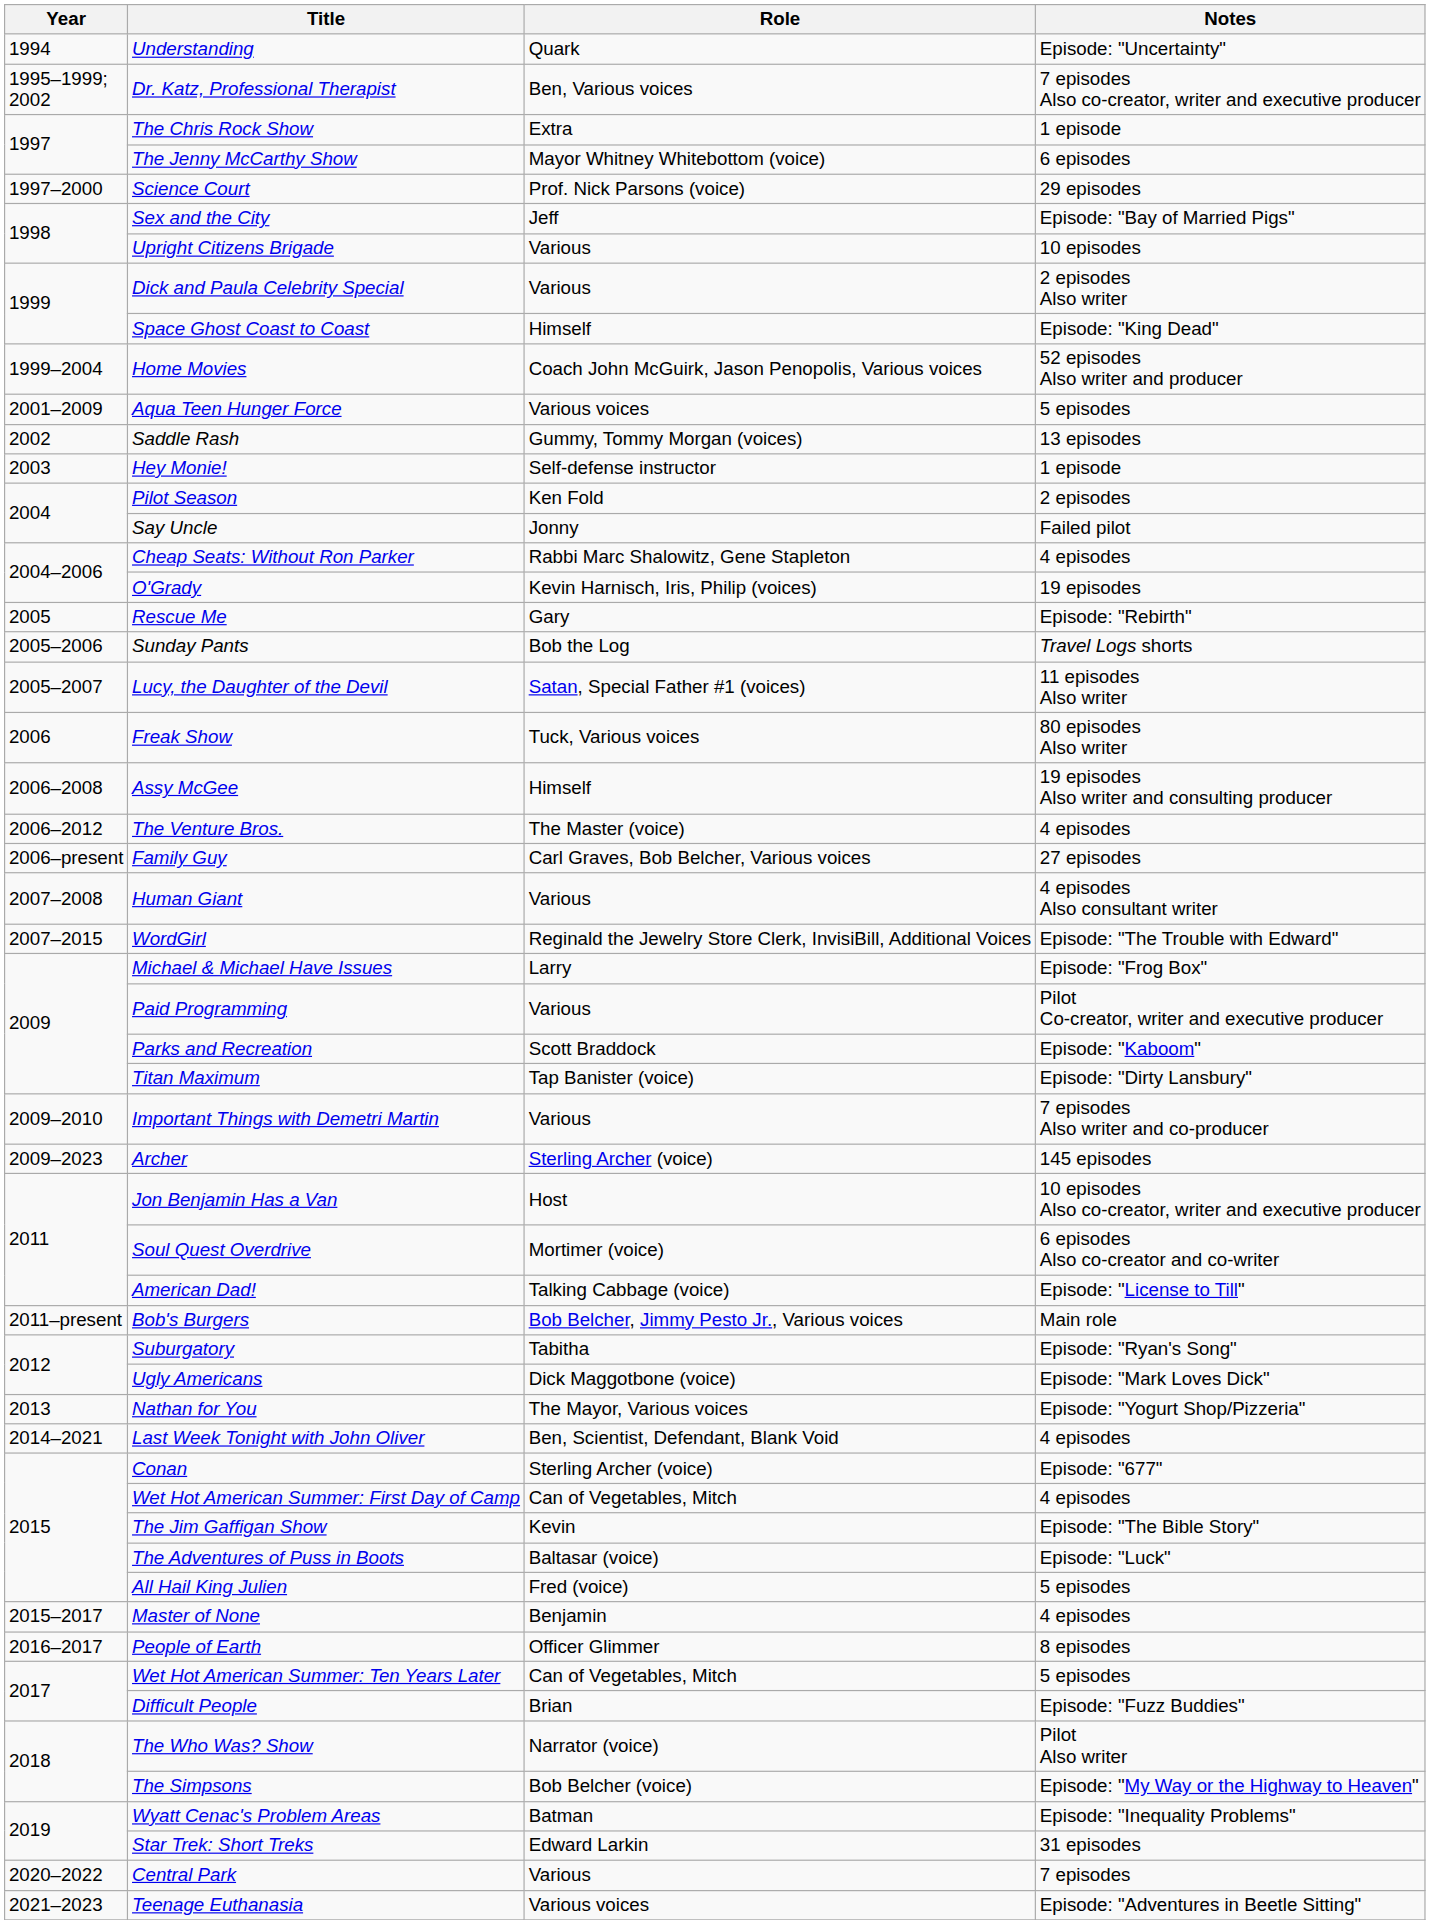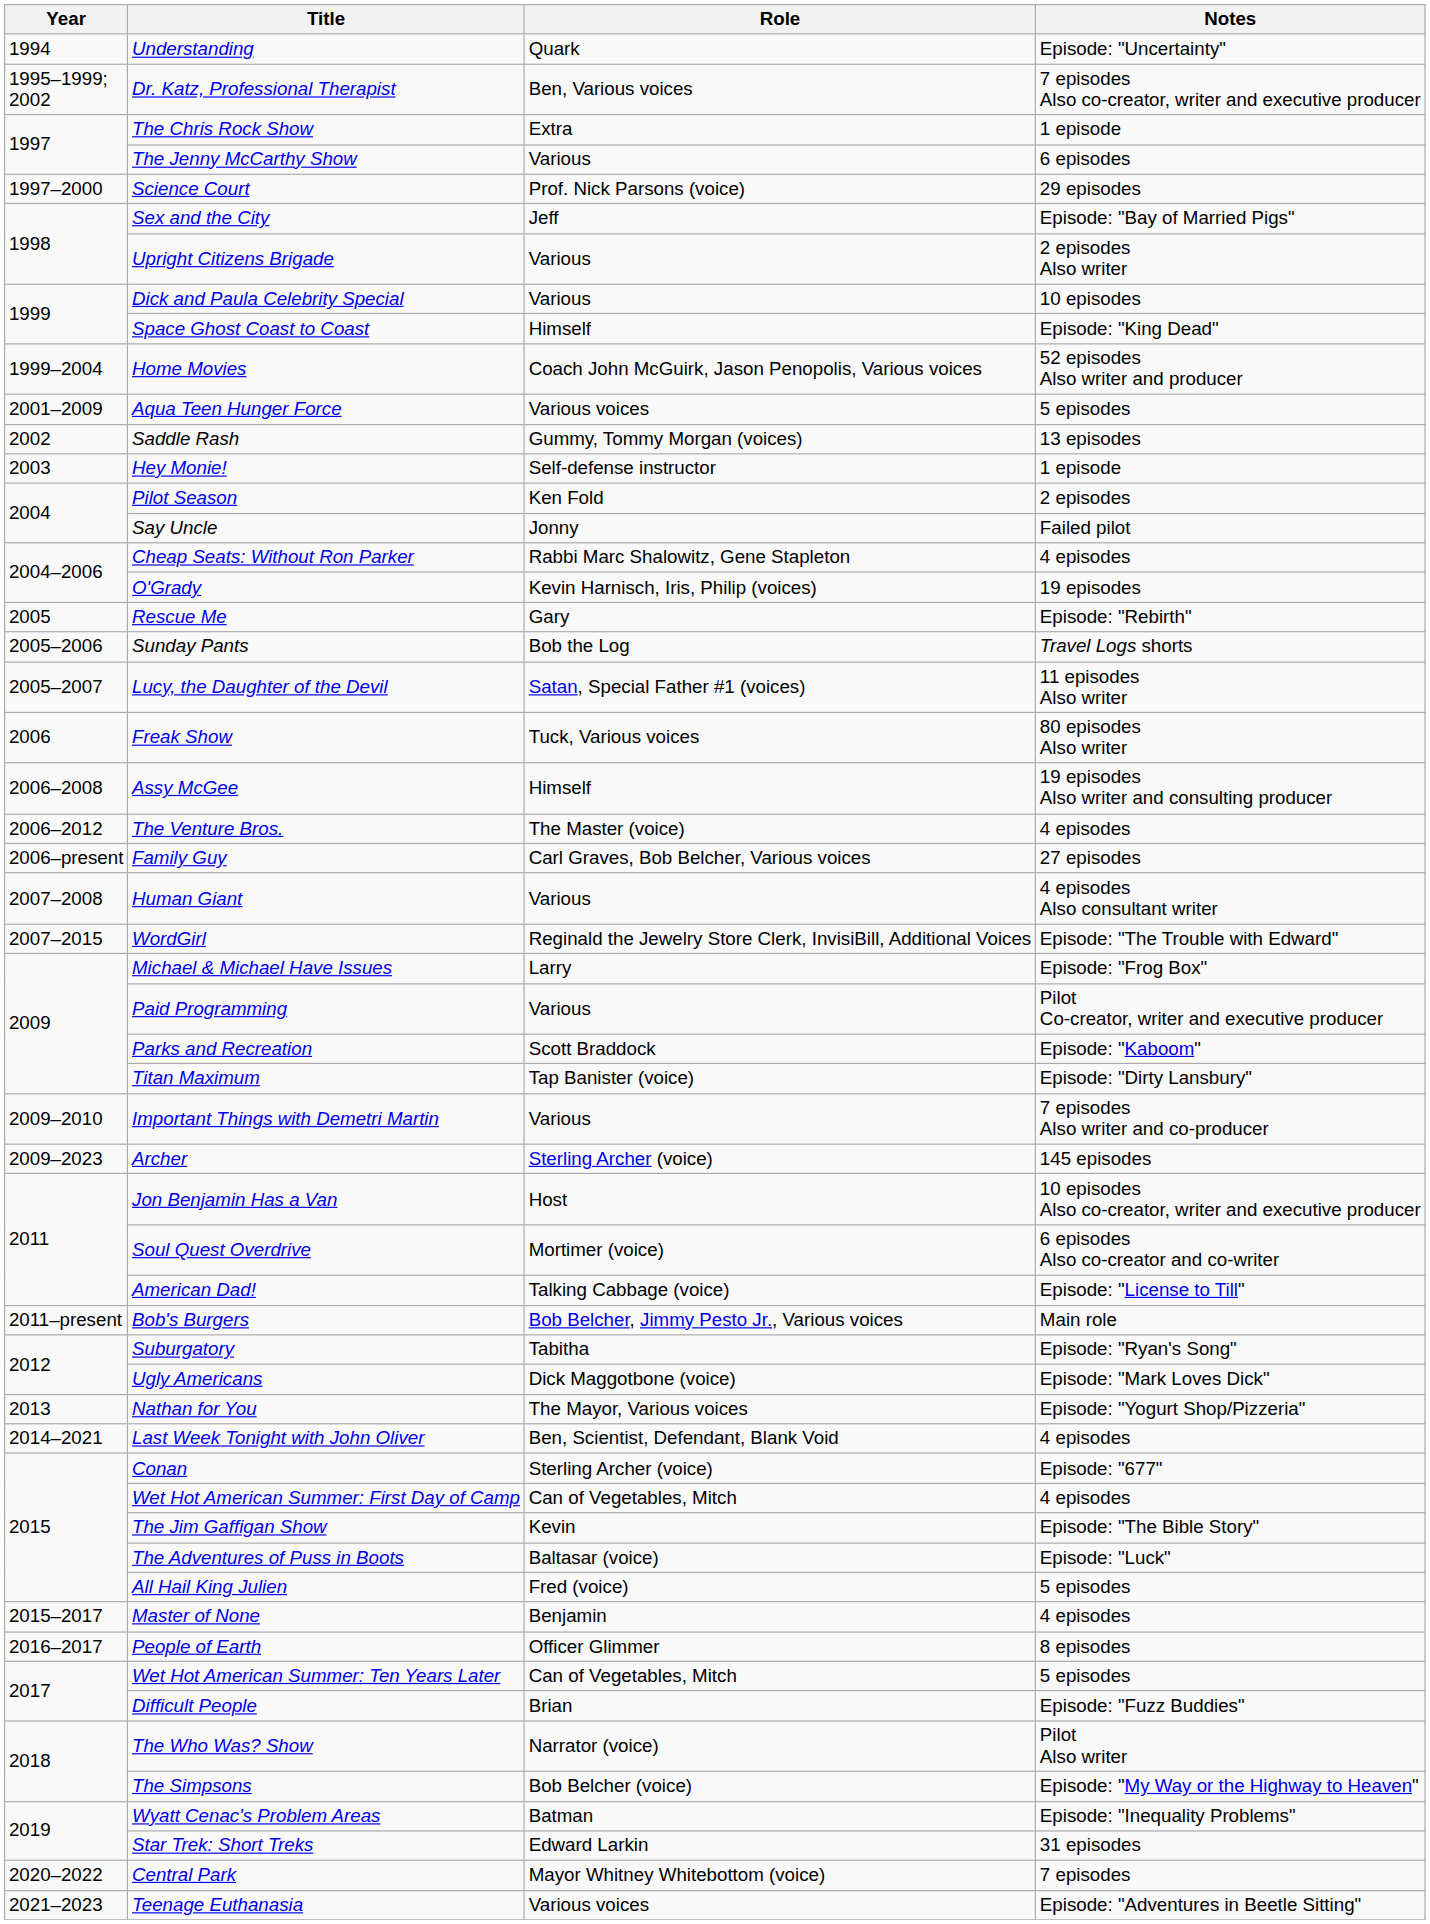(677, 159) Mayor Whitney Whitebottom (voice) -> (560, 159) Various
(1090, 248) 10 episodes -> (1085, 258) 2 episodes Also writer
(1085, 288) 2 episodes Also writer -> (1090, 298) 10 episodes
(560, 1875) Various -> (677, 1875) Mayor Whitney Whitebottom (voice)
